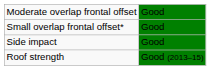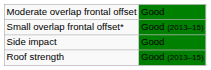(153, 27) Good -> (172, 27) Good (2013–15)
